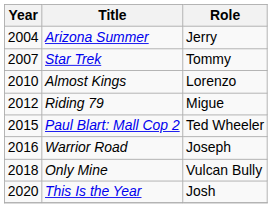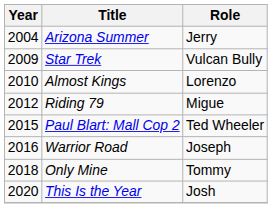(23, 59) 2007 -> (23, 59) 2009
(208, 59) Tommy -> (224, 59) Vulcan Bully
(224, 170) Vulcan Bully -> (208, 170) Tommy
